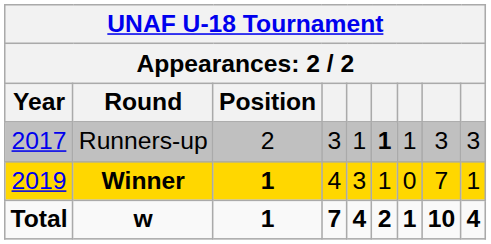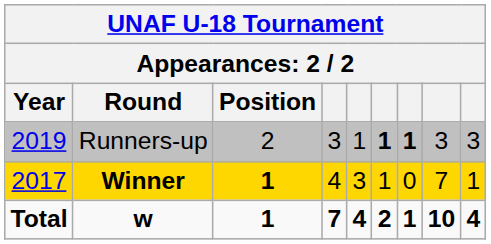(39, 141) 2017 -> (39, 141) 2019
(410, 141) normal -> (410, 141) bold
(39, 180) 2019 -> (39, 180) 2017
